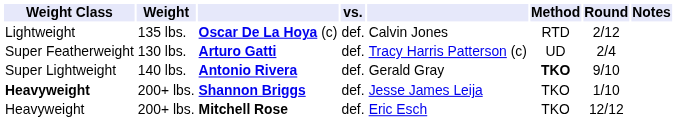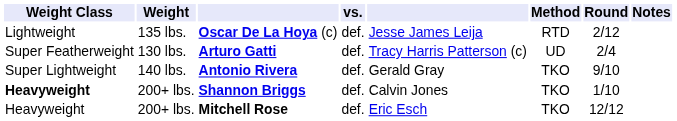(408, 32) Calvin Jones -> (426, 32) Jesse James Leija
(556, 71) bold -> (556, 71) normal
(426, 90) Jesse James Leija -> (408, 90) Calvin Jones
